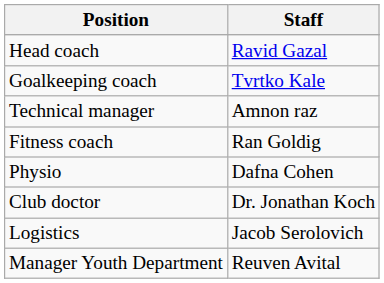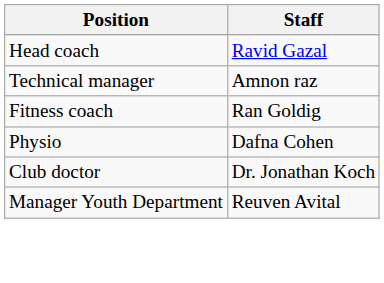- row: (83, 80)
- row: (44, 232)
